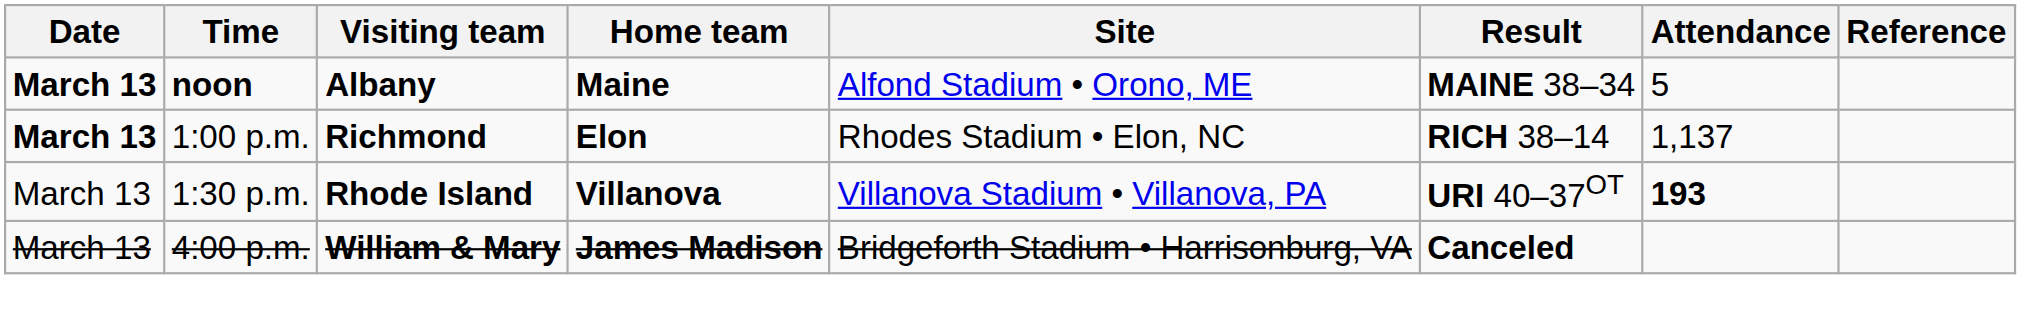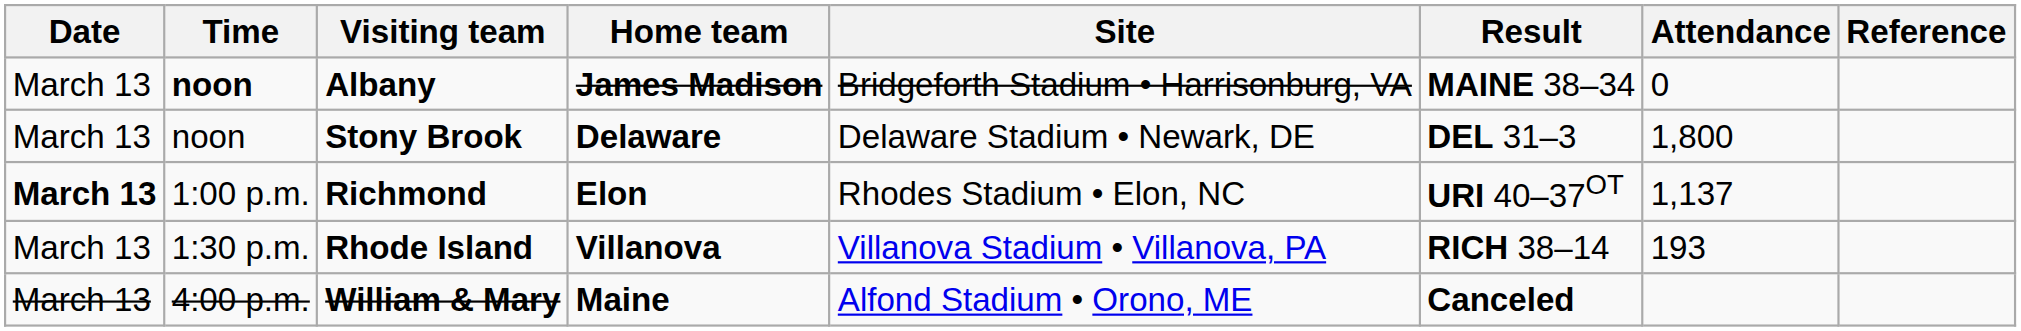(85, 84) bold -> (82, 84) normal
(623, 84) Maine -> (699, 84) James Madison
(1045, 84) Alfond Stadium • Orono, ME -> (1125, 84) Bridgeforth Stadium • Harrisonburg, VA
(1660, 84) 5 -> (1660, 84) 0
+ row: (424, 136)
(1518, 136) RICH 38–14 -> (1526, 192) URI 40–37OT
(1526, 192) URI 40–37OT -> (1518, 248) RICH 38–14
(1678, 192) bold -> (1678, 248) normal
(699, 248) James Madison -> (623, 300) Maine
(1125, 248) Bridgeforth Stadium • Harrisonburg, VA -> (1045, 300) Alfond Stadium • Orono, ME
